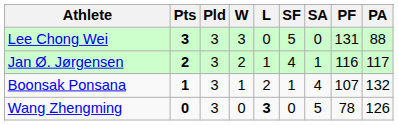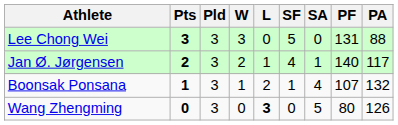(347, 62) 116 -> (347, 62) 140
(347, 108) 78 -> (347, 108) 80
